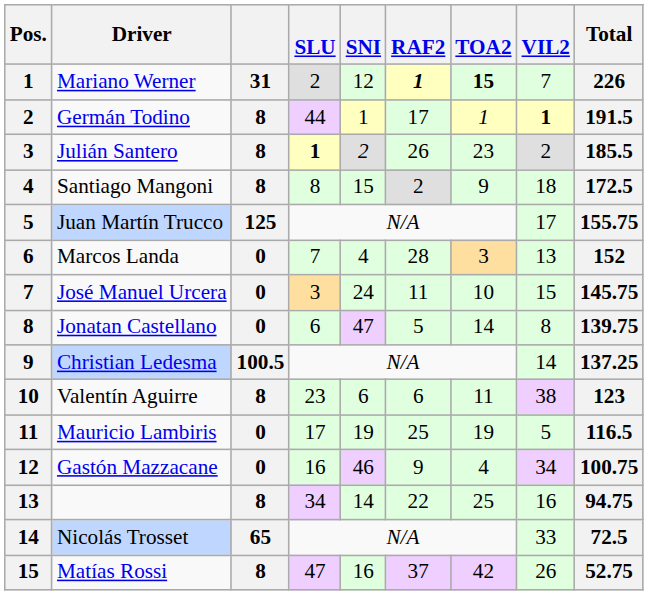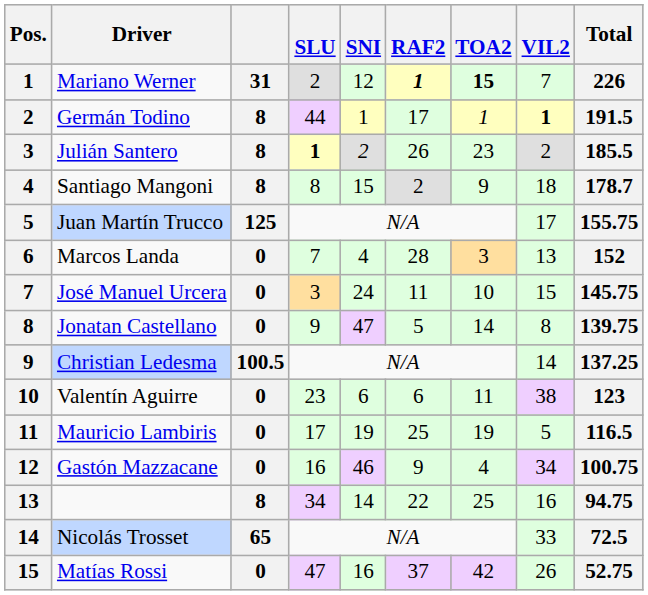(609, 186) 172.5 -> (609, 186) 178.7
(315, 326) 6 -> (315, 326) 9
(260, 396) 8 -> (260, 396) 0
(260, 571) 8 -> (260, 571) 0
